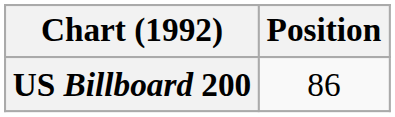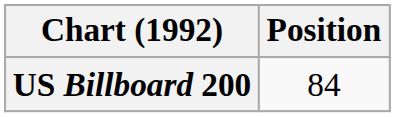(324, 83) 86 -> (324, 83) 84
